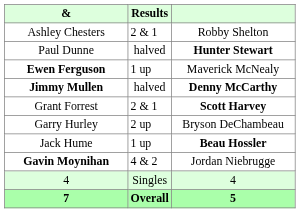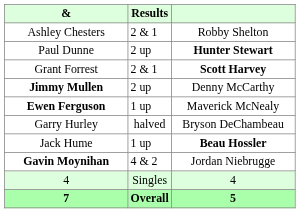(150, 50) halved -> (141, 50) 2 up
rows swapped: (66, 106) <-> (66, 69)
(150, 87) halved -> (141, 87) 2 up
(233, 87) bold -> (233, 87) normal
(141, 124) 2 up -> (150, 124) halved
